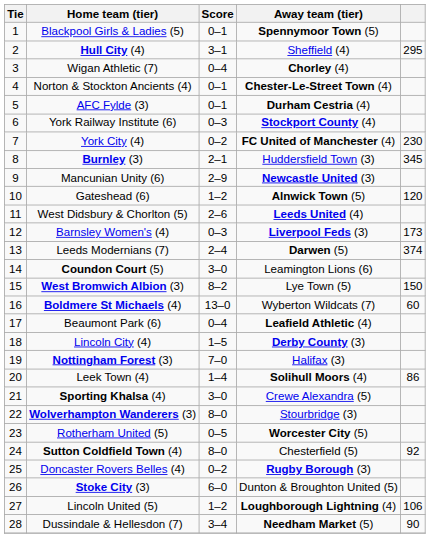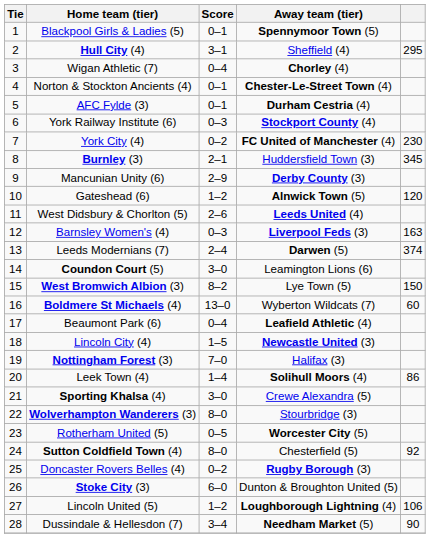(318, 177) Newcastle United (3) -> (318, 177) Derby County (3)
(413, 232) 173 -> (413, 232) 163
(318, 341) Derby County (3) -> (318, 341) Newcastle United (3)
